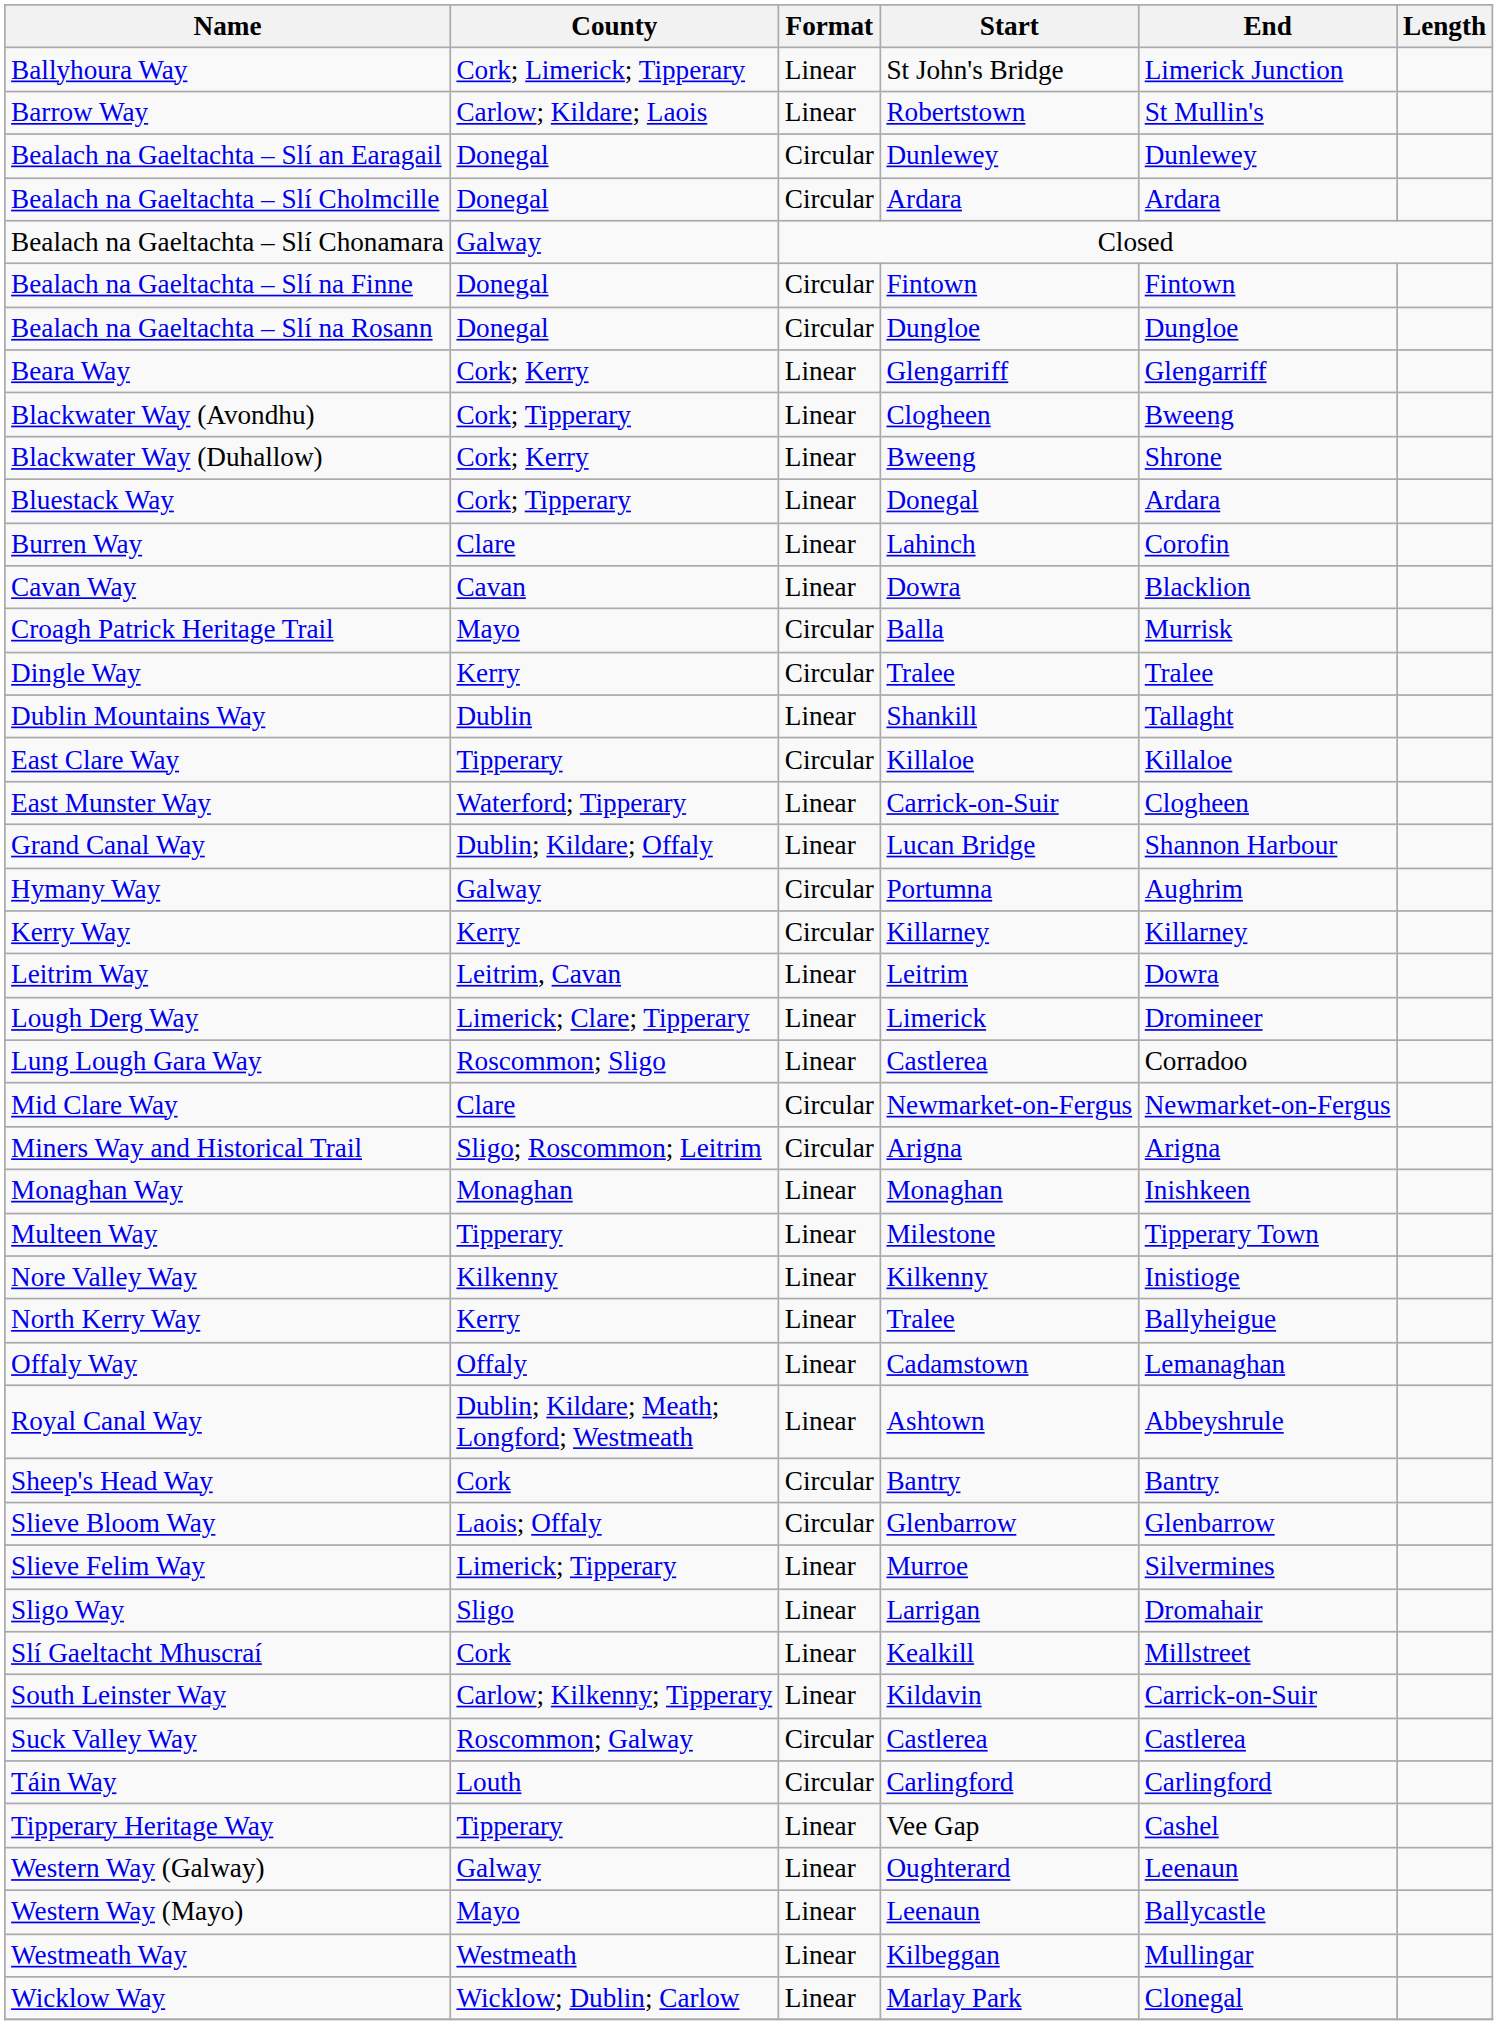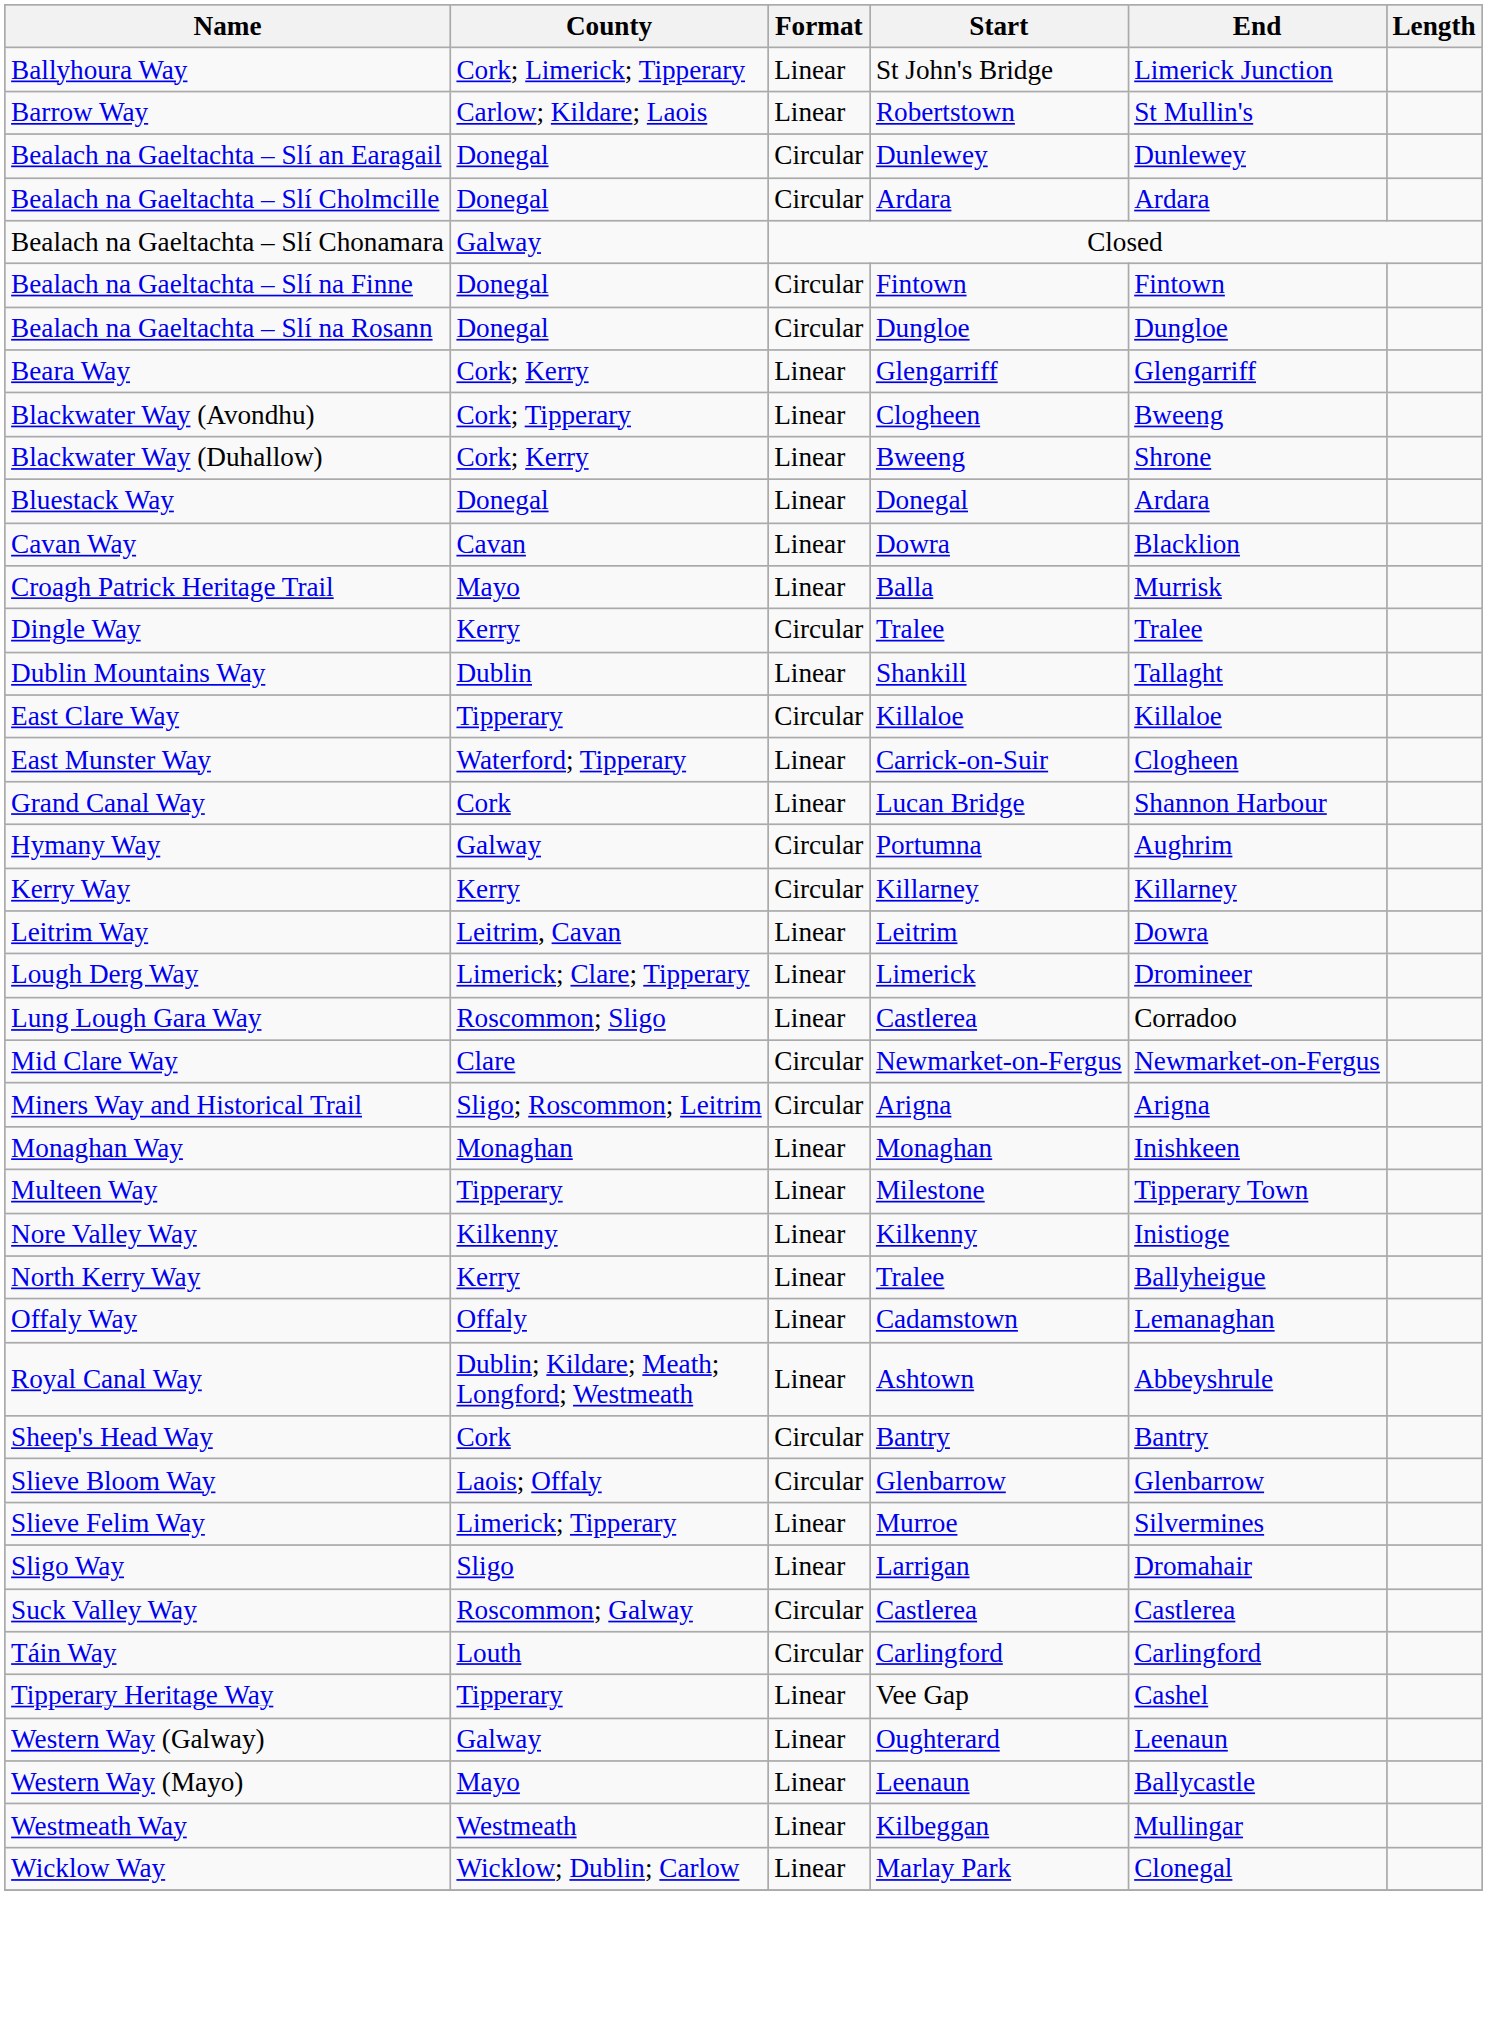(544, 500) Cork; Tipperary -> (502, 500) Donegal
- row: (77, 543)
(829, 629) Circular -> (810, 586) Linear
(585, 845) Dublin; Kildare; Offaly -> (484, 802) Cork
- row: (137, 1652)
- row: (119, 1695)
